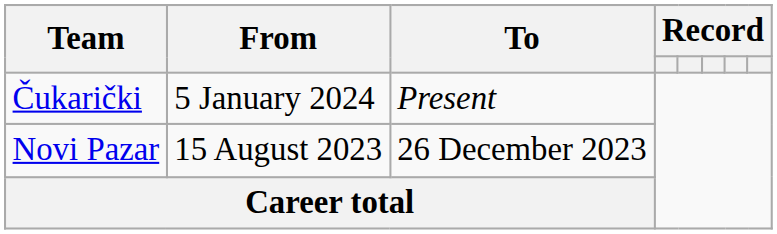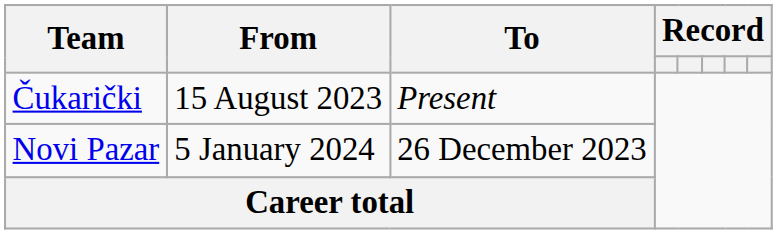(275, 97) 5 January 2024 -> (278, 97) 15 August 2023
(278, 149) 15 August 2023 -> (275, 149) 5 January 2024
